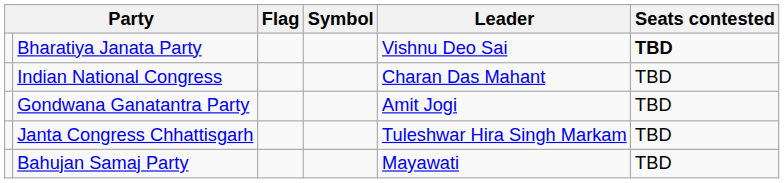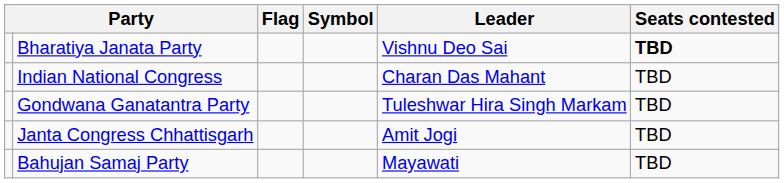(420, 105) Amit Jogi -> (504, 105) Tuleshwar Hira Singh Markam
(504, 134) Tuleshwar Hira Singh Markam -> (420, 134) Amit Jogi
